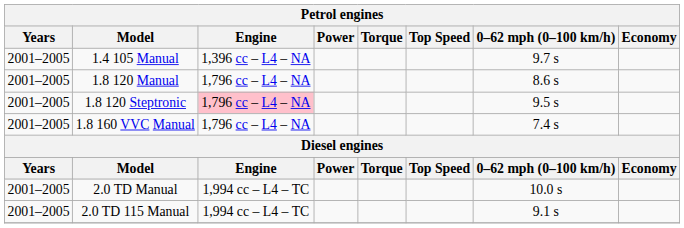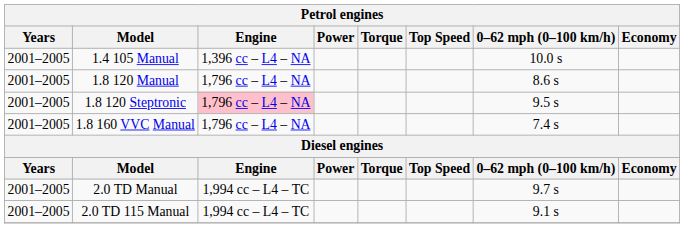(546, 59) 9.7 s -> (546, 59) 10.0 s
(546, 189) 10.0 s -> (546, 189) 9.7 s
